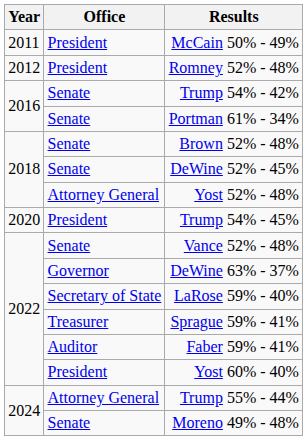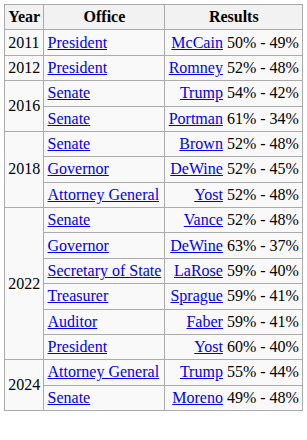(69, 169) Senate -> (78, 169) Governor
- row: (239, 220)
